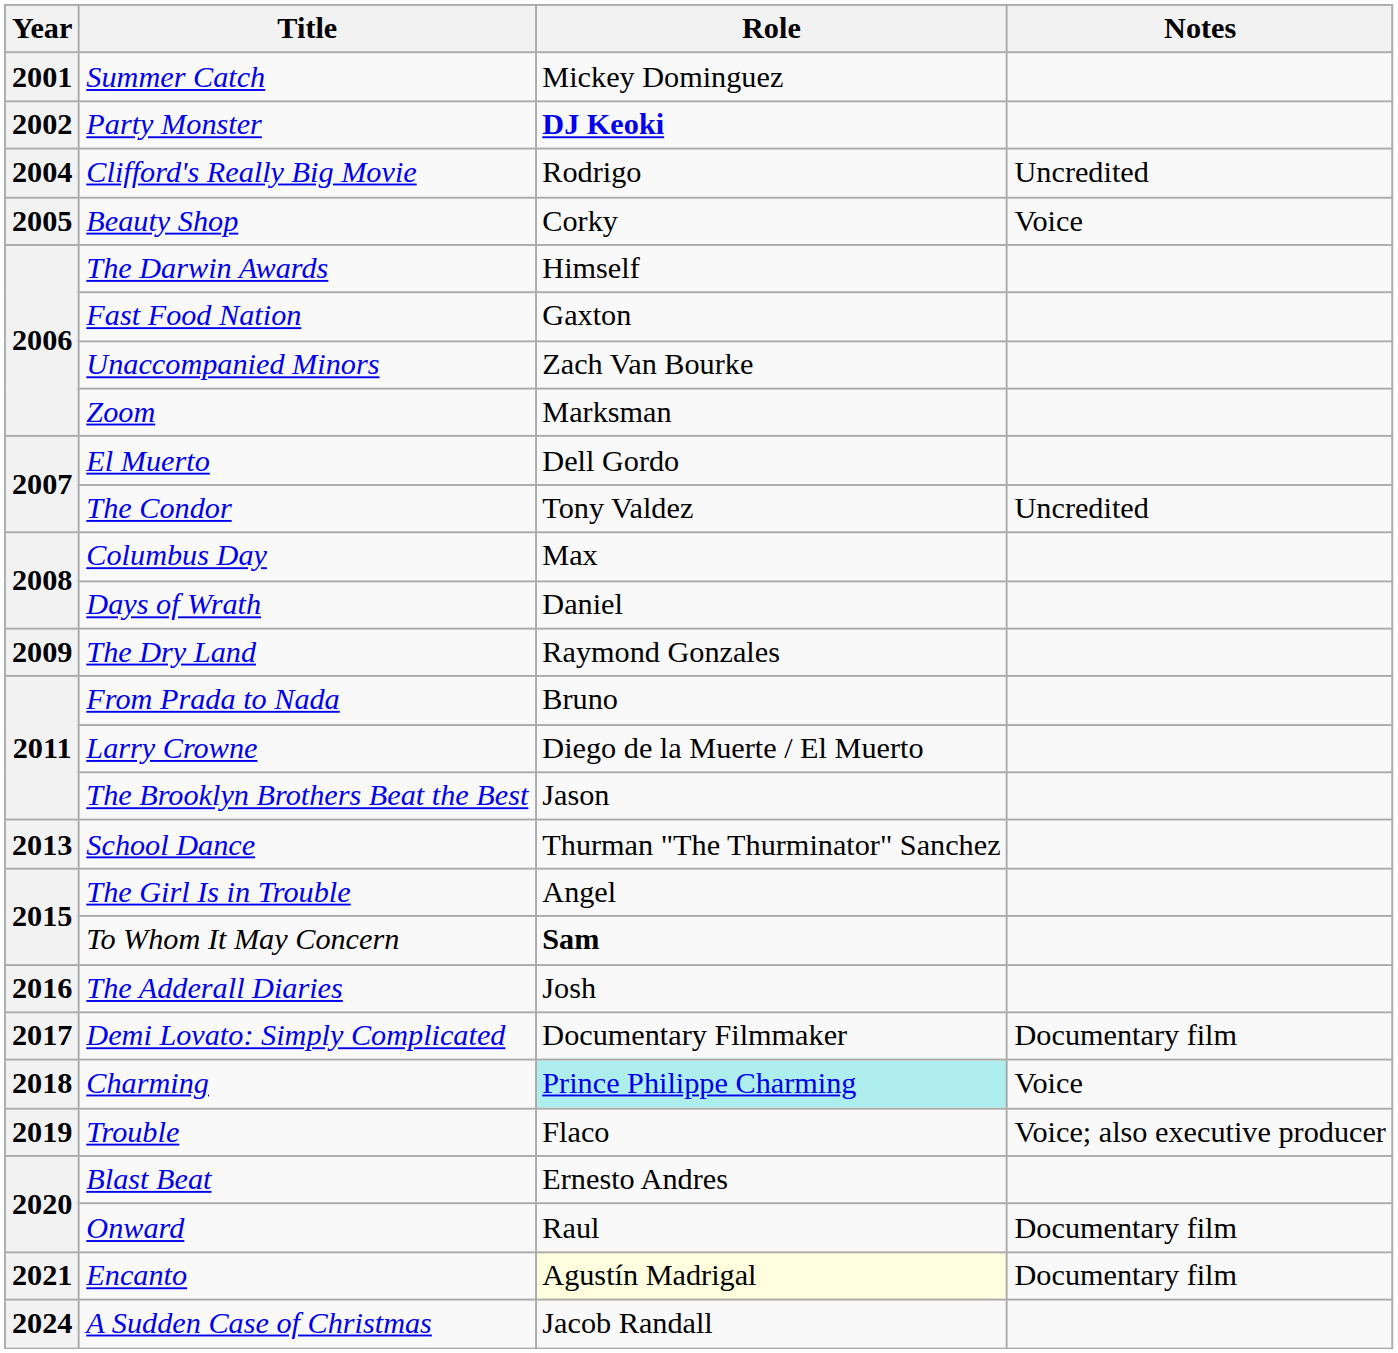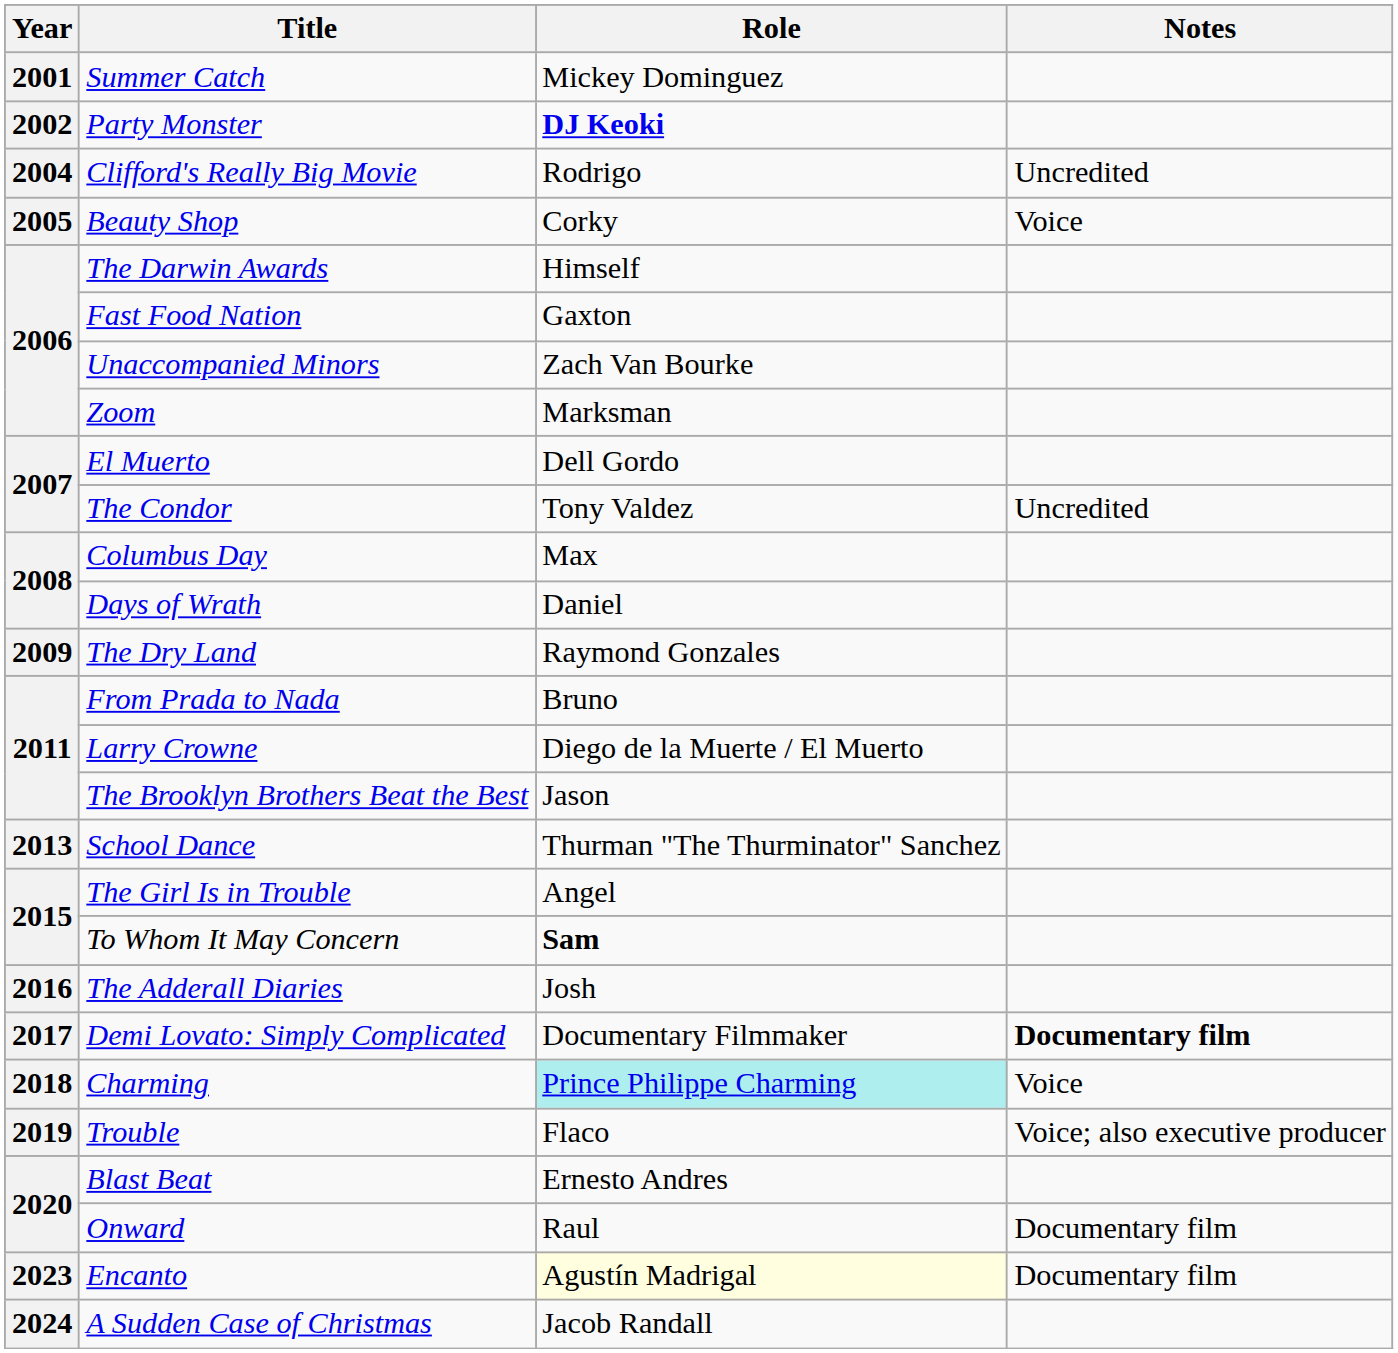(1126, 1035) normal -> (1132, 1035) bold
(42, 1275) 2021 -> (42, 1275) 2023
